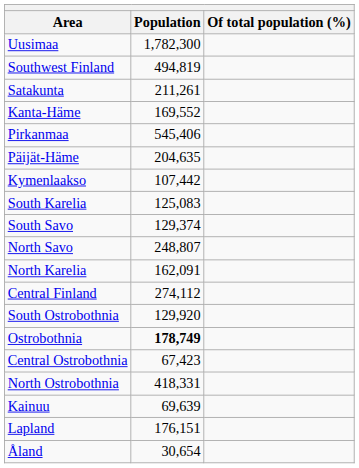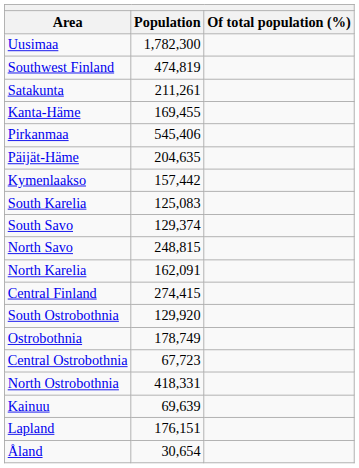(177, 67) 494,819 -> (177, 67) 474,819
(177, 112) 169,552 -> (177, 112) 169,455
(177, 180) 107,442 -> (177, 180) 157,442
(177, 248) 248,807 -> (177, 248) 248,815
(178, 293) 274,112 -> (177, 293) 274,415
(177, 338) bold -> (177, 338) normal
(181, 361) 67,423 -> (181, 361) 67,723
